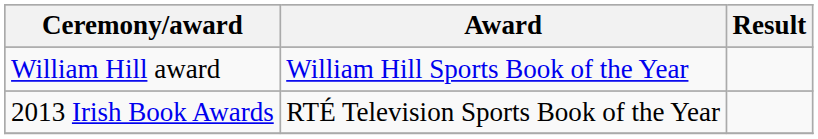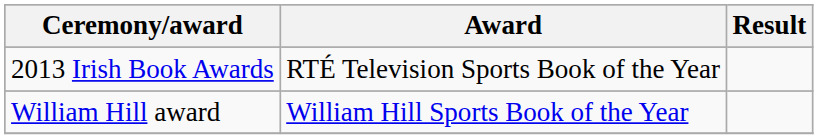rows swapped: (142, 111) <-> (116, 68)
